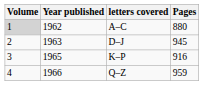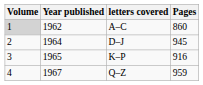(180, 27) 880 -> (180, 27) 860
(52, 42) 1963 -> (52, 42) 1964
(52, 73) 1966 -> (52, 73) 1967
